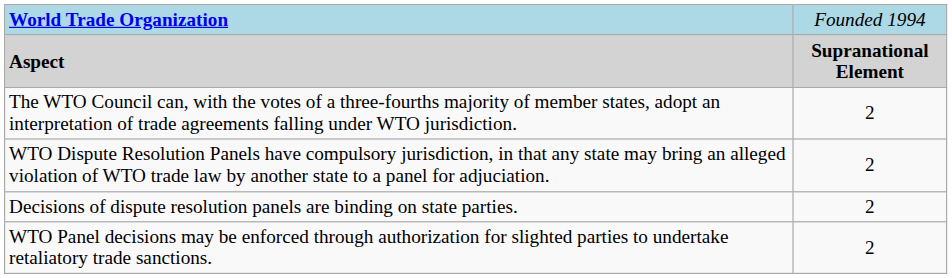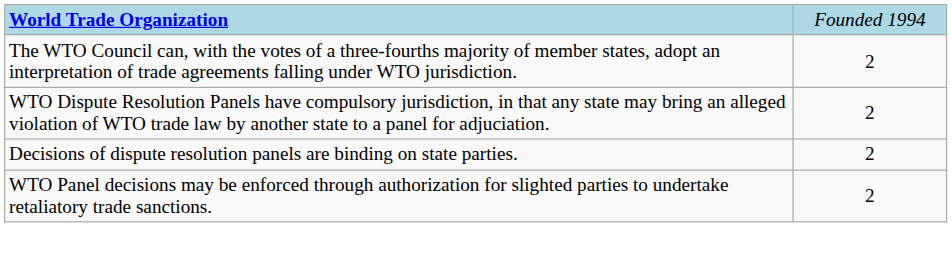- row: (37, 60)
